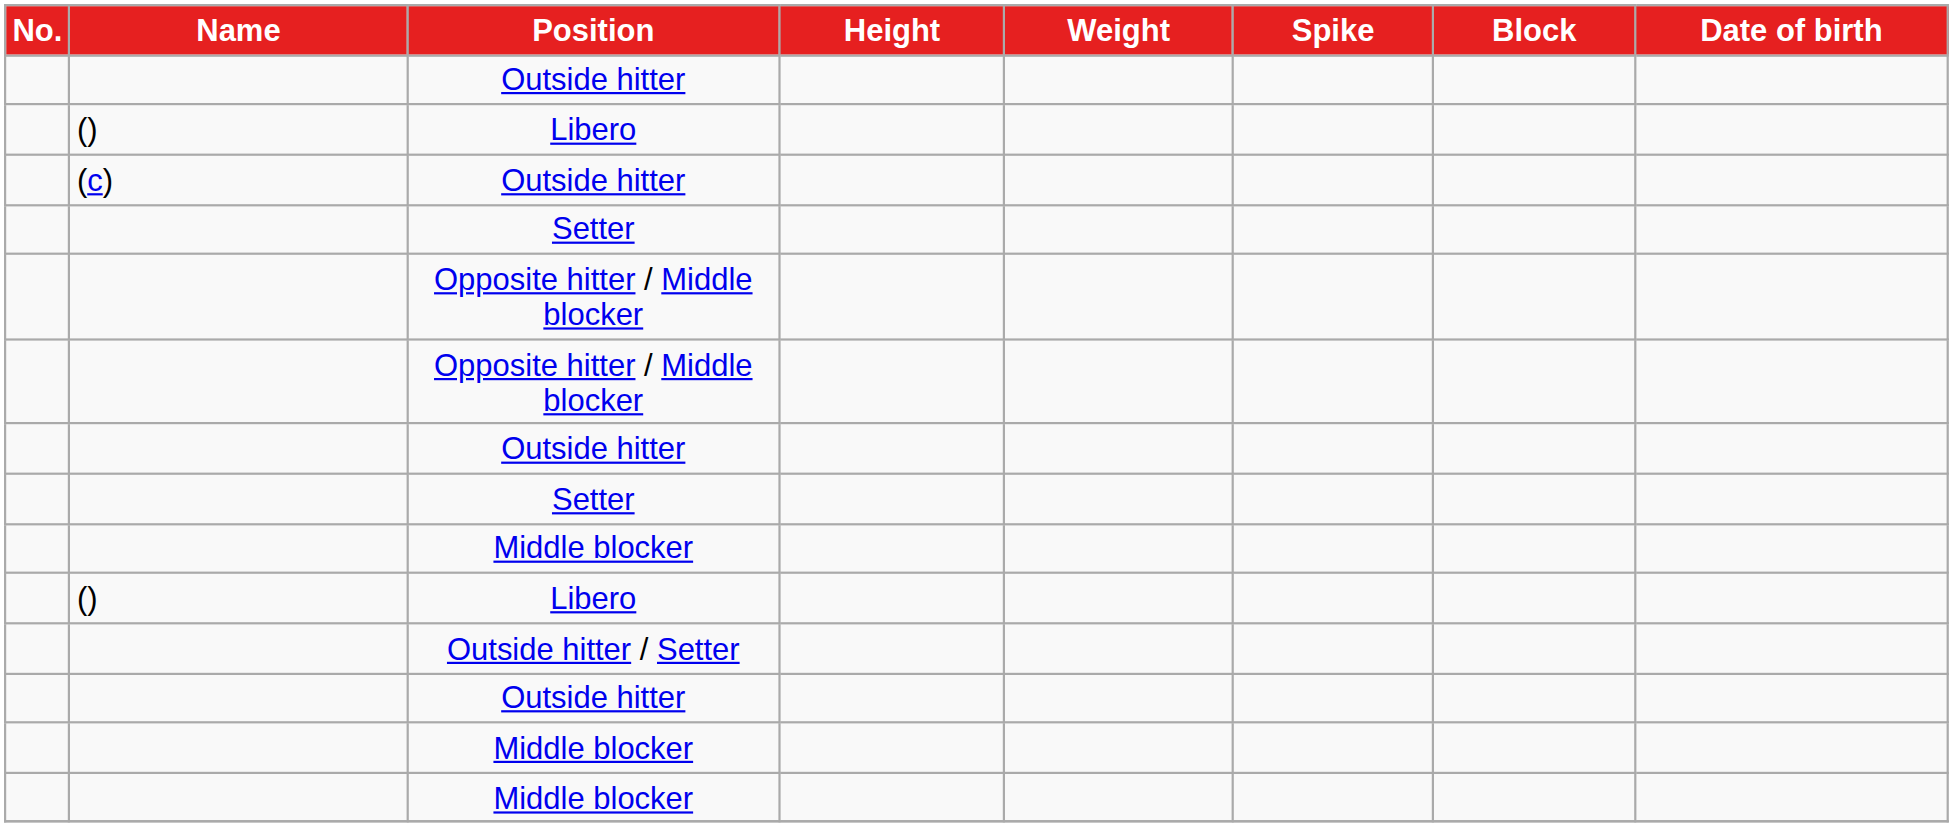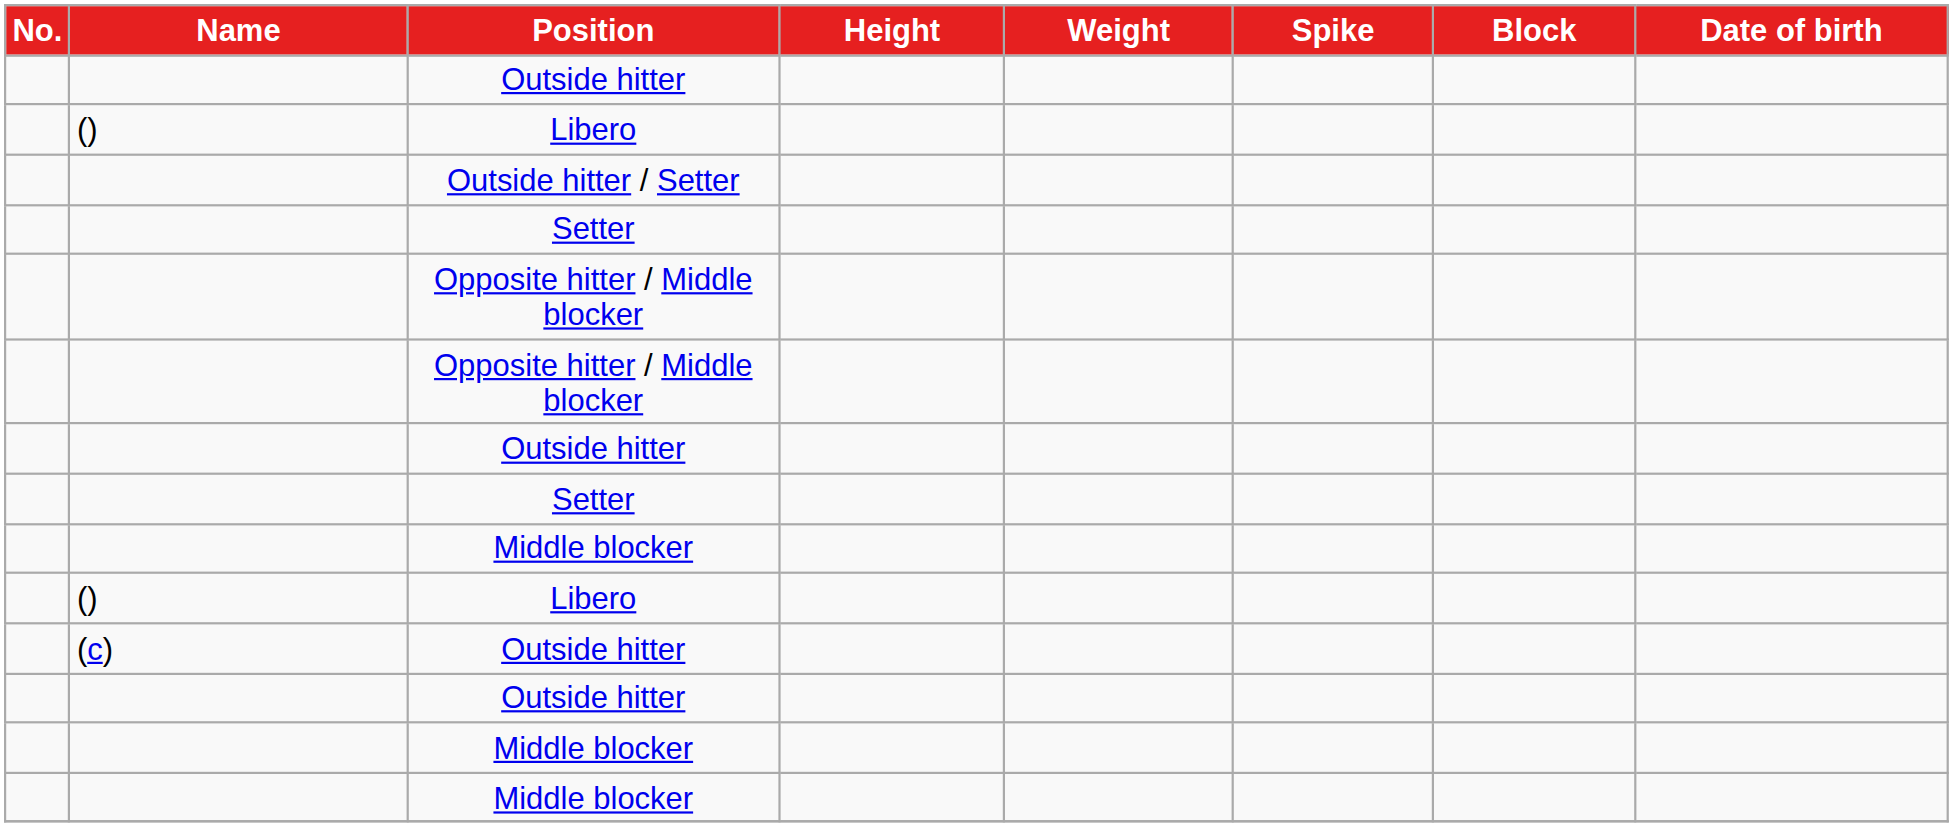rows swapped: (238, 648) <-> (95, 179)
